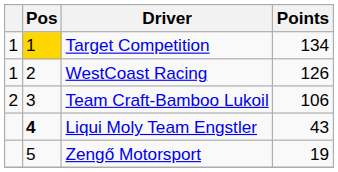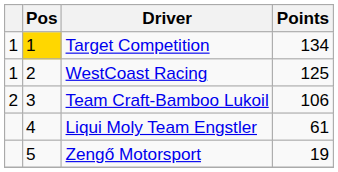(315, 73) 126 -> (315, 73) 125
(31, 127) bold -> (31, 127) normal
(320, 127) 43 -> (320, 127) 61
